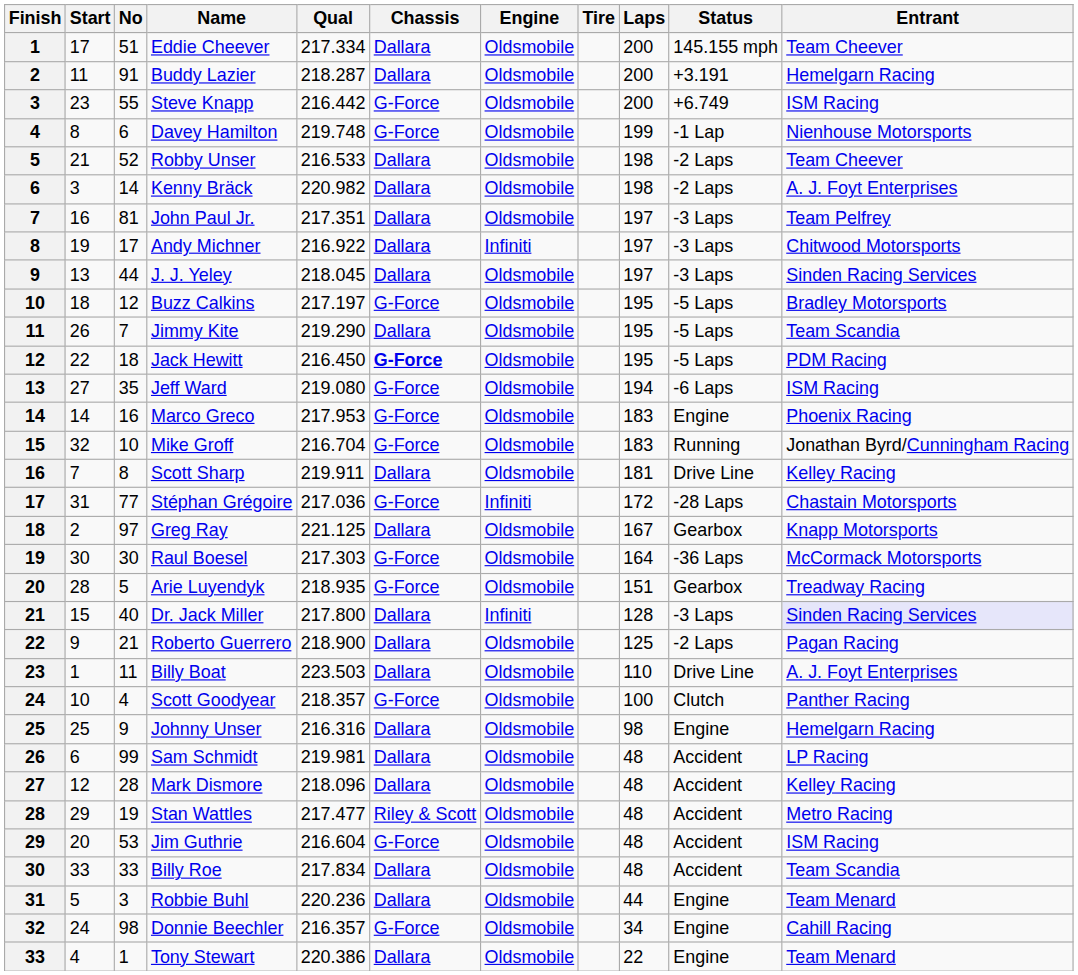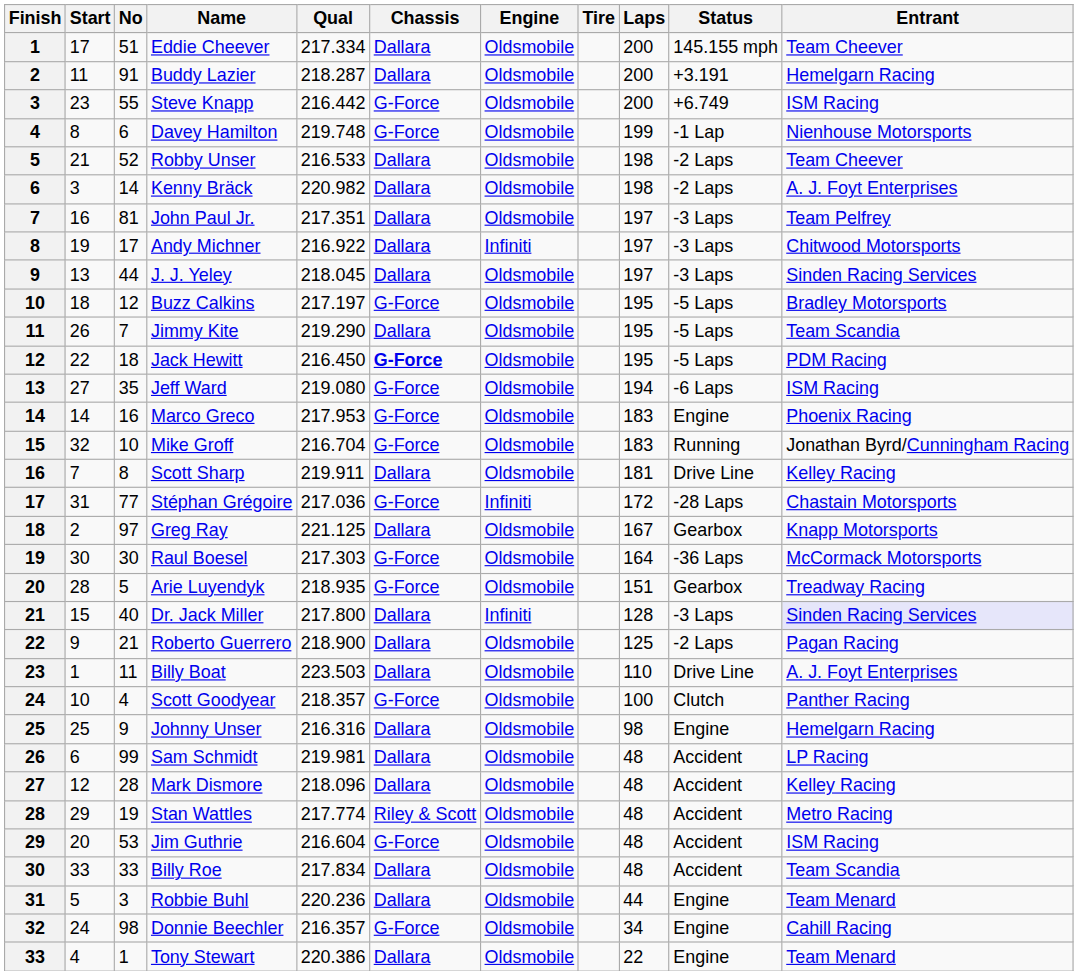(333, 814) 217.477 -> (333, 814) 217.774
